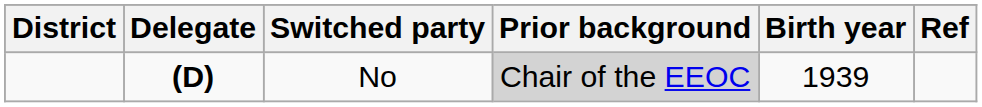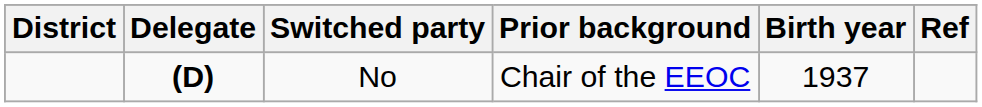(625, 76) lightgrey background -> (625, 76) no background
(836, 76) 1939 -> (836, 76) 1937
